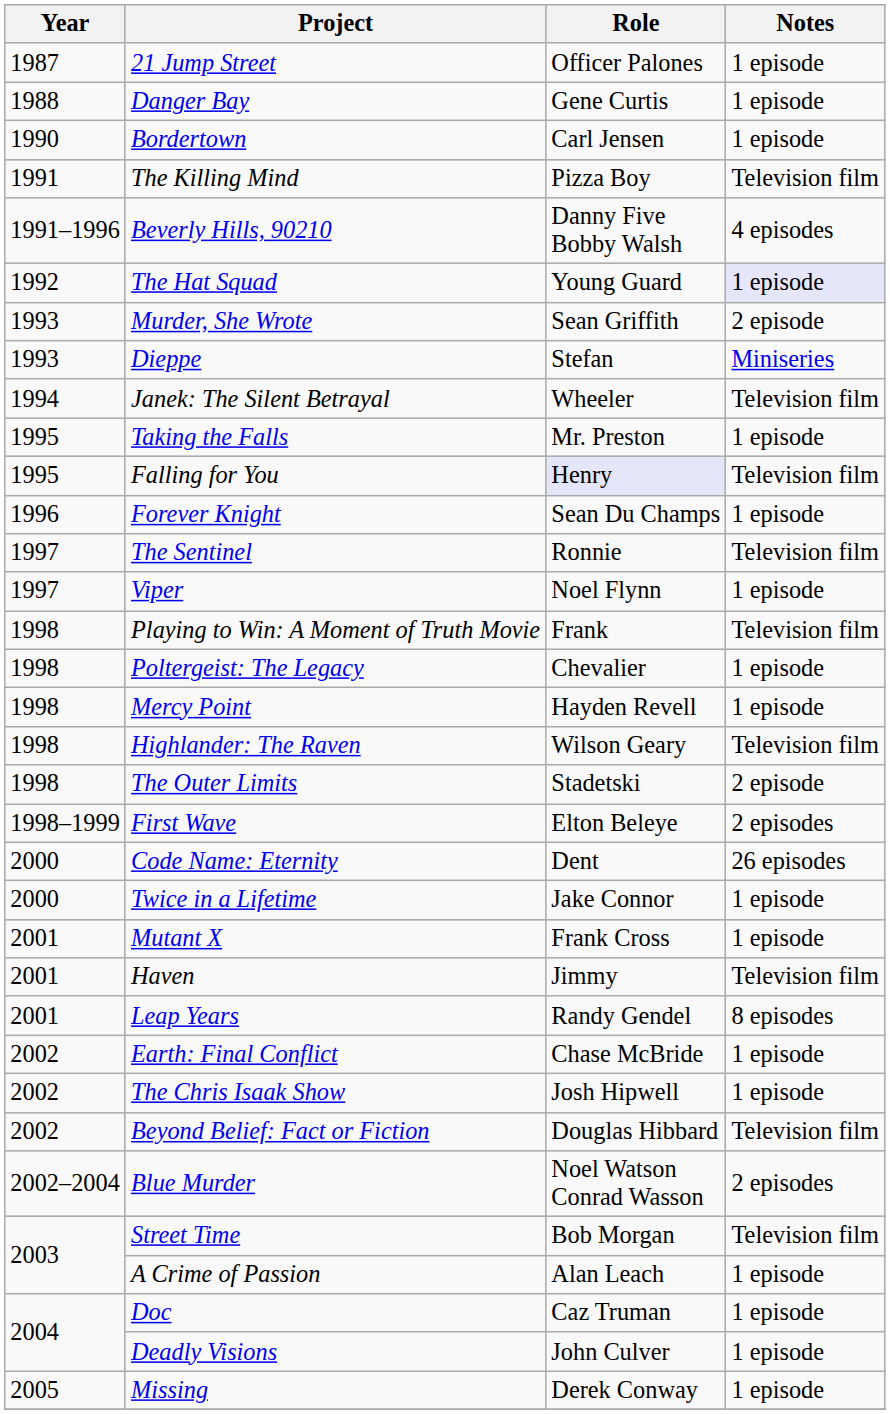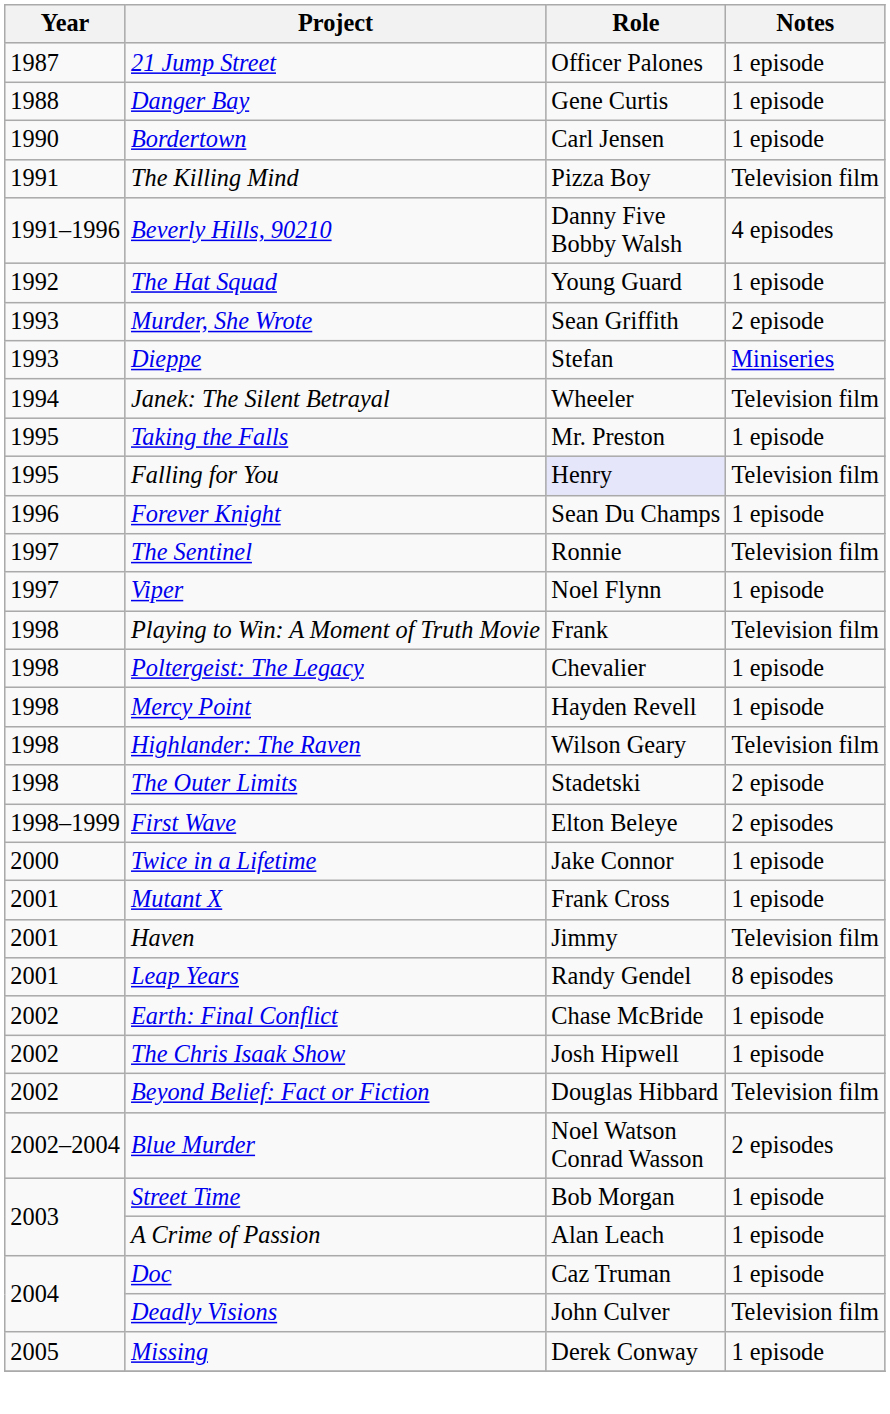(778, 282) lavender background -> (778, 282) no background
- row: (234, 861)
(805, 1235) Television film -> (778, 1197) 1 episode
(778, 1351) 1 episode -> (805, 1312) Television film
